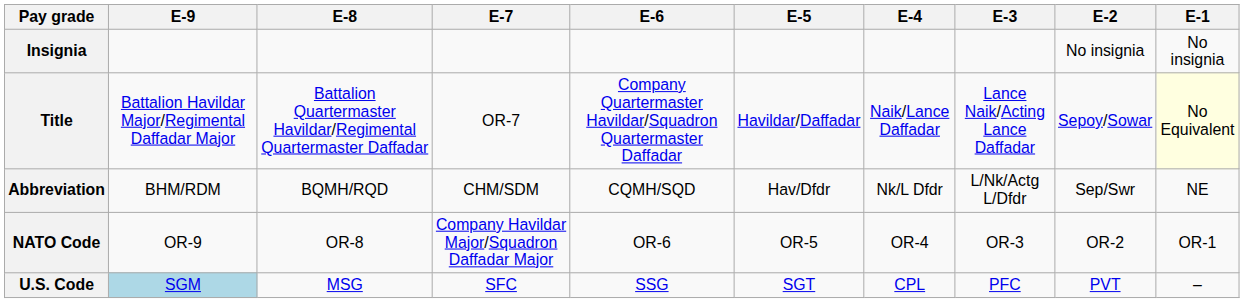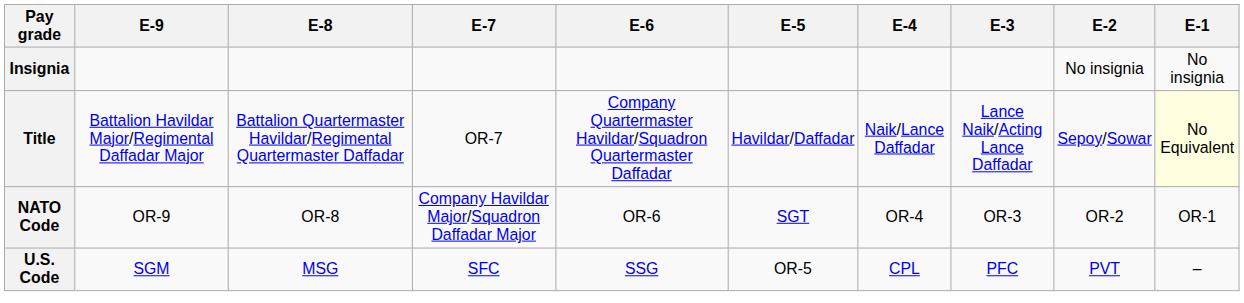- row: (57, 190)
(799, 242) OR-5 -> (793, 217) SGT
(183, 285) lightblue background -> (152, 269) no background
(799, 285) SGT -> (793, 269) OR-5
